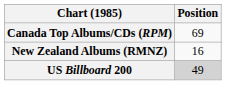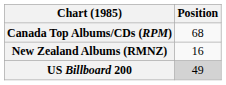(198, 32) 69 -> (198, 32) 68
